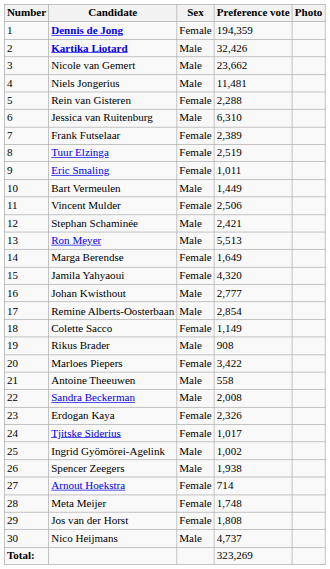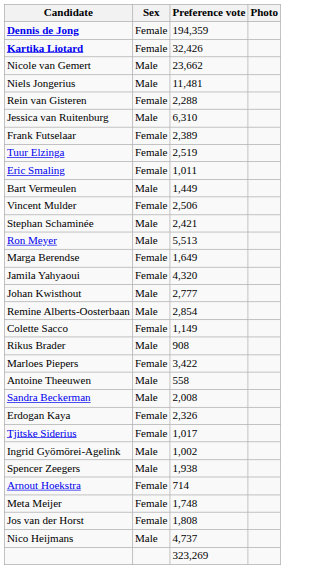- column: (27, 13)
(191, 48) Male -> (151, 48) Female
